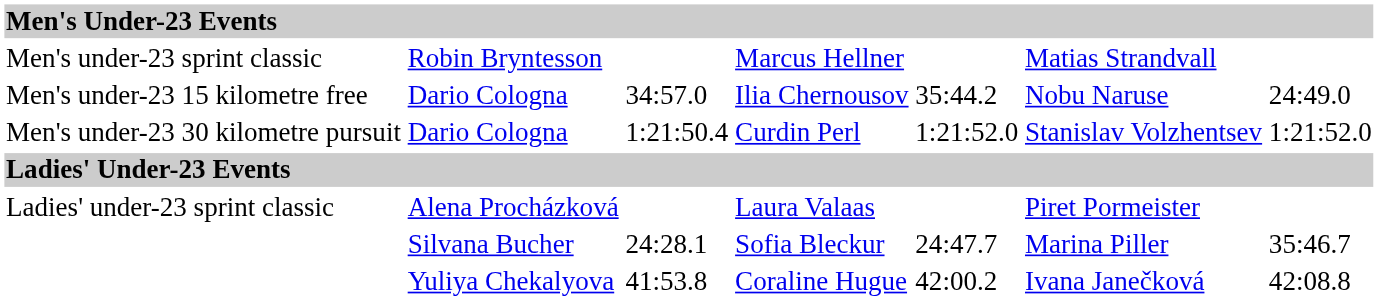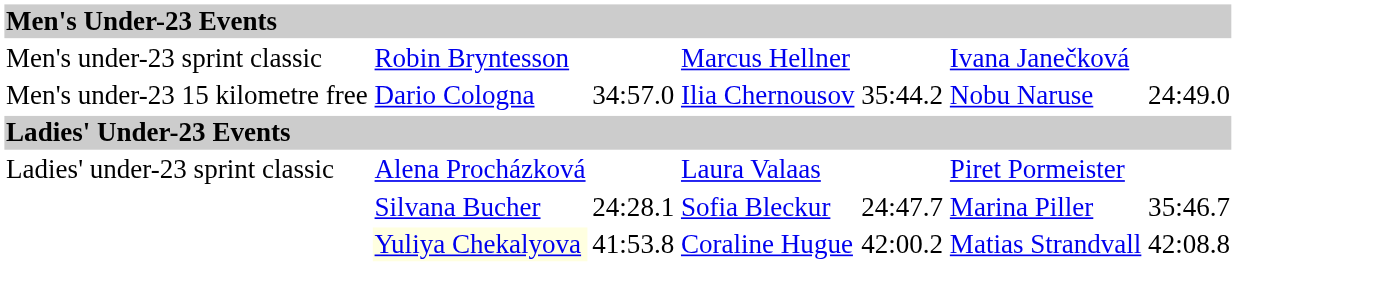(1121, 58) Matias Strandvall -> (1040, 58) Ivana Janečková
- row: (798, 132)
(511, 281) no background -> (478, 244) lightyellow background
(1115, 281) Ivana Janečková -> (1046, 244) Matias Strandvall
